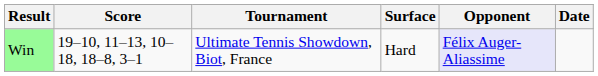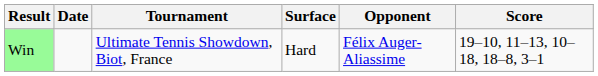columns swapped: (574, 16) <-> (123, 16)
(482, 50) lavender background -> (382, 50) no background
